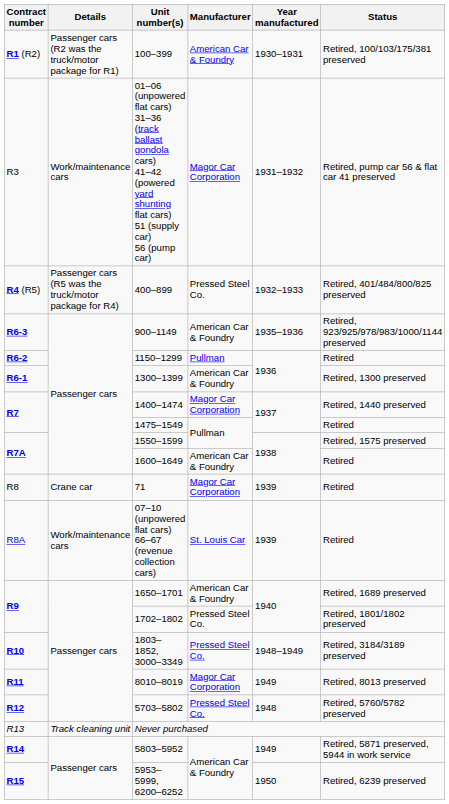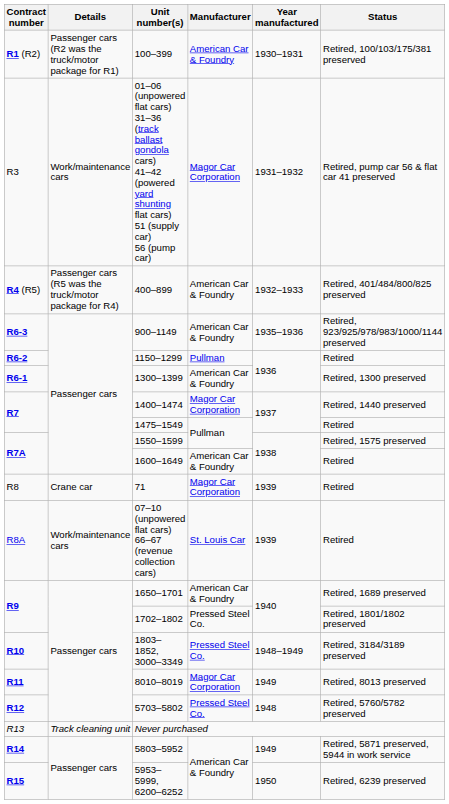(220, 289) Pressed Steel Co. -> (219, 289) American Car & Foundry
